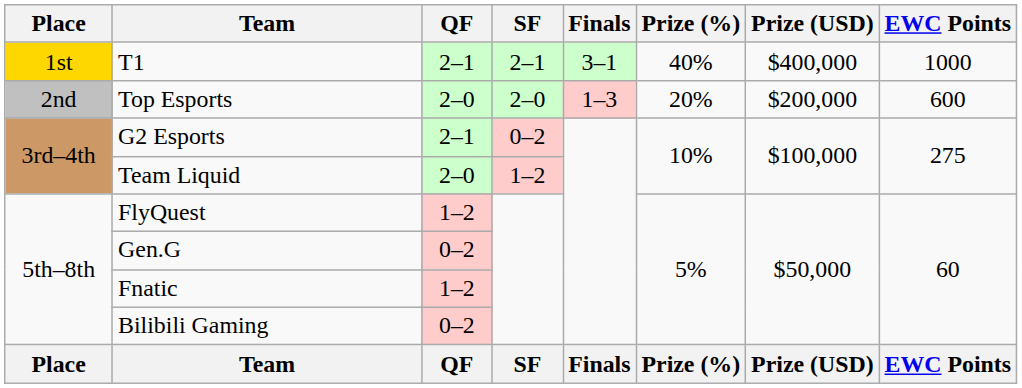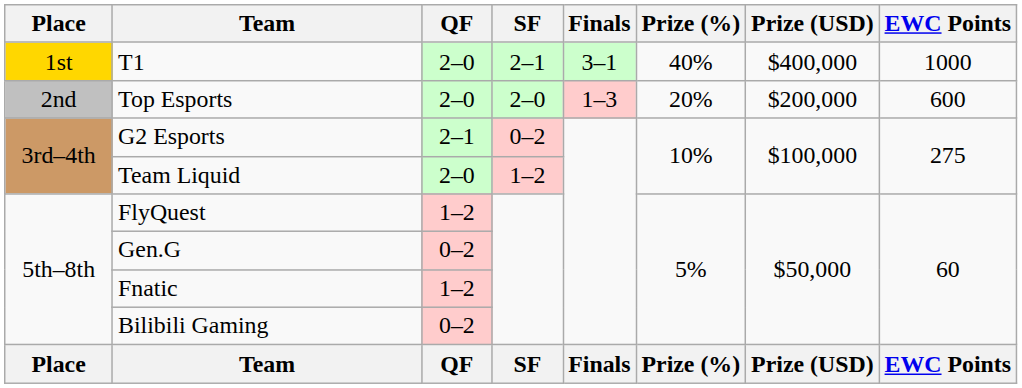(457, 61) 2–1 -> (457, 61) 2–0
